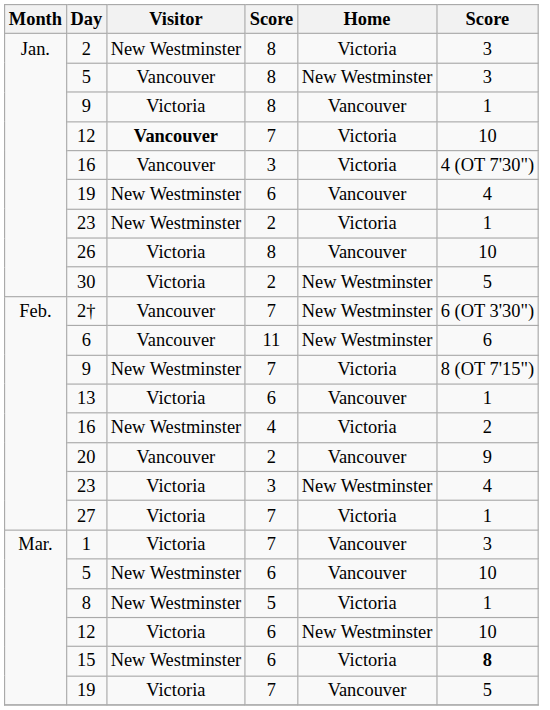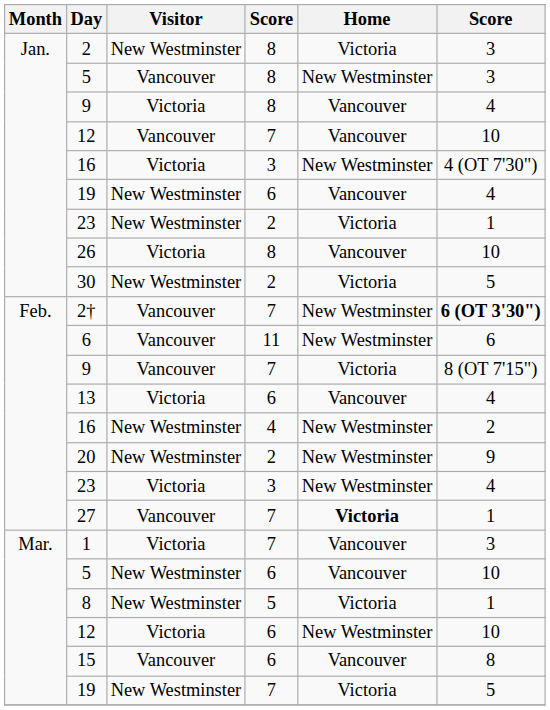(487, 106) 1 -> (491, 106) 4
(176, 135) bold -> (176, 135) normal
(367, 135) Victoria -> (367, 135) Vancouver
(176, 164) Vancouver -> (176, 164) Victoria
(367, 164) Victoria -> (367, 164) New Westminster
(176, 281) Victoria -> (176, 281) New Westminster
(367, 281) New Westminster -> (367, 281) Victoria
(487, 310) normal -> (491, 310) bold
(176, 369) New Westminster -> (176, 369) Vancouver
(487, 398) 1 -> (491, 398) 4
(367, 427) Victoria -> (367, 427) New Westminster
(176, 456) Vancouver -> (176, 456) New Westminster
(367, 456) Vancouver -> (367, 456) New Westminster
(176, 515) Victoria -> (176, 515) Vancouver
(367, 515) normal -> (367, 515) bold
(176, 661) New Westminster -> (176, 661) Vancouver
(367, 661) Victoria -> (367, 661) Vancouver
(487, 661) bold -> (491, 661) normal
(176, 690) Victoria -> (176, 690) New Westminster
(367, 690) Vancouver -> (367, 690) Victoria
